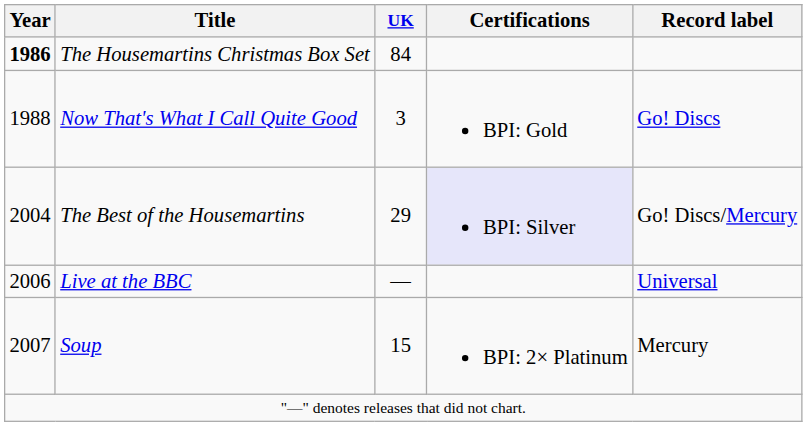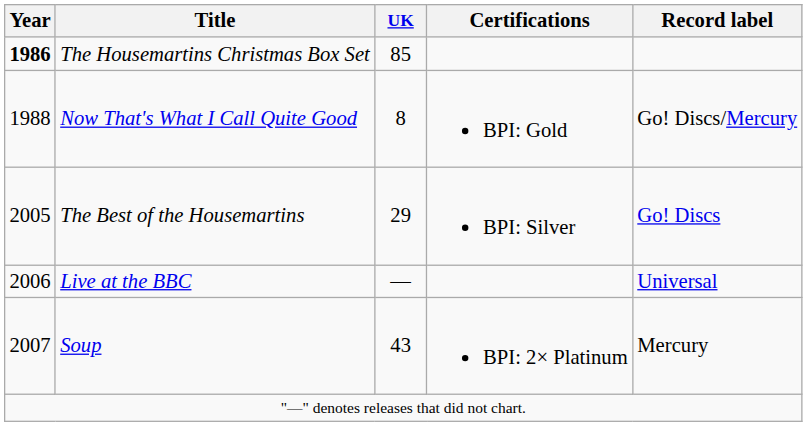(401, 53) 84 -> (401, 53) 85
(401, 118) 3 -> (401, 118) 8
(679, 118) Go! Discs -> (717, 118) Go! Discs/Mercury
(30, 215) 2004 -> (30, 215) 2005
(530, 228) lavender background -> (530, 228) no background
(717, 215) Go! Discs/Mercury -> (679, 215) Go! Discs
(401, 345) 15 -> (401, 345) 43
